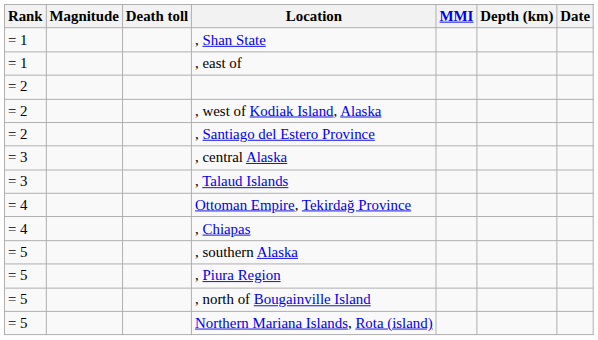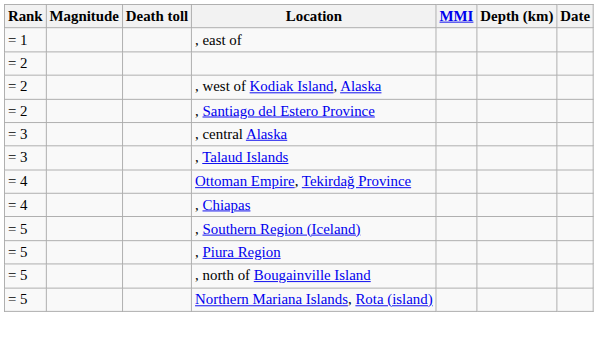- row: (230, 39)
- row: (247, 252)
+ row: (278, 228)
